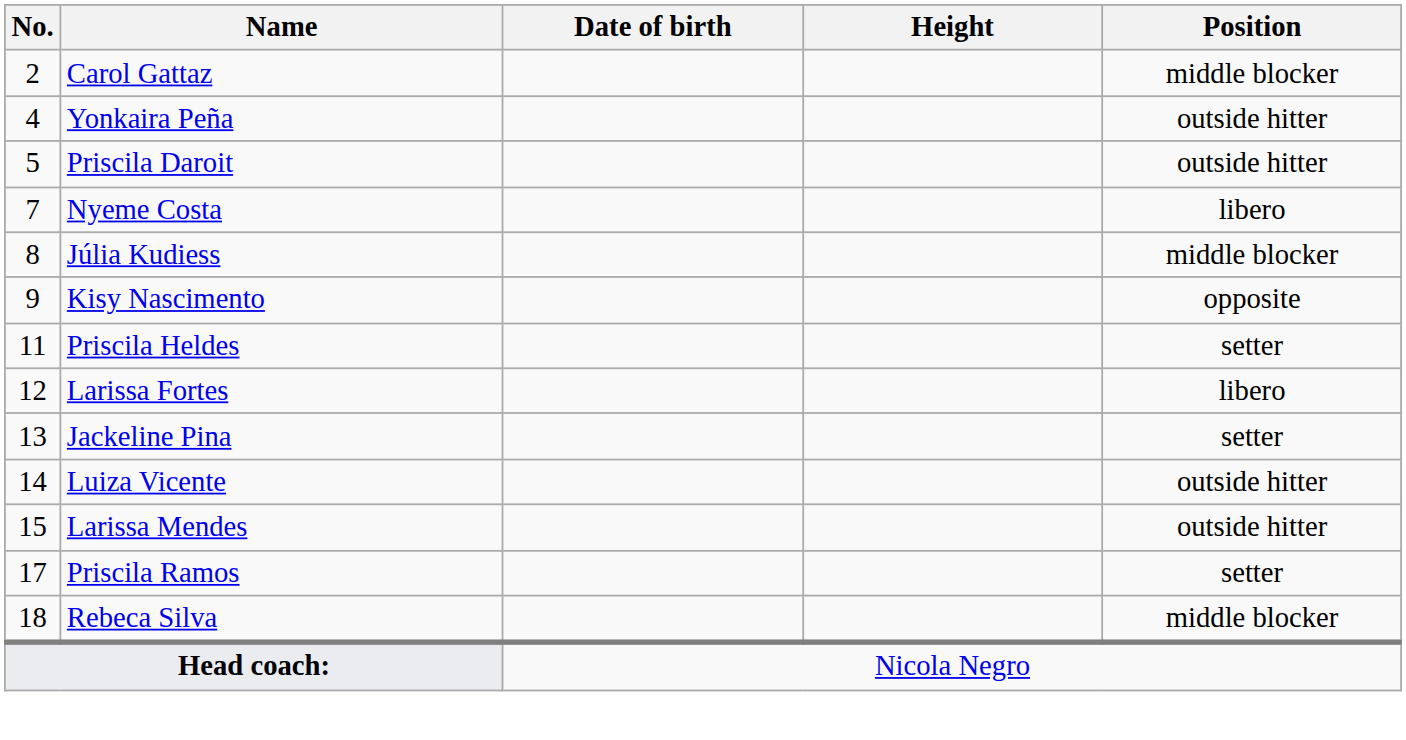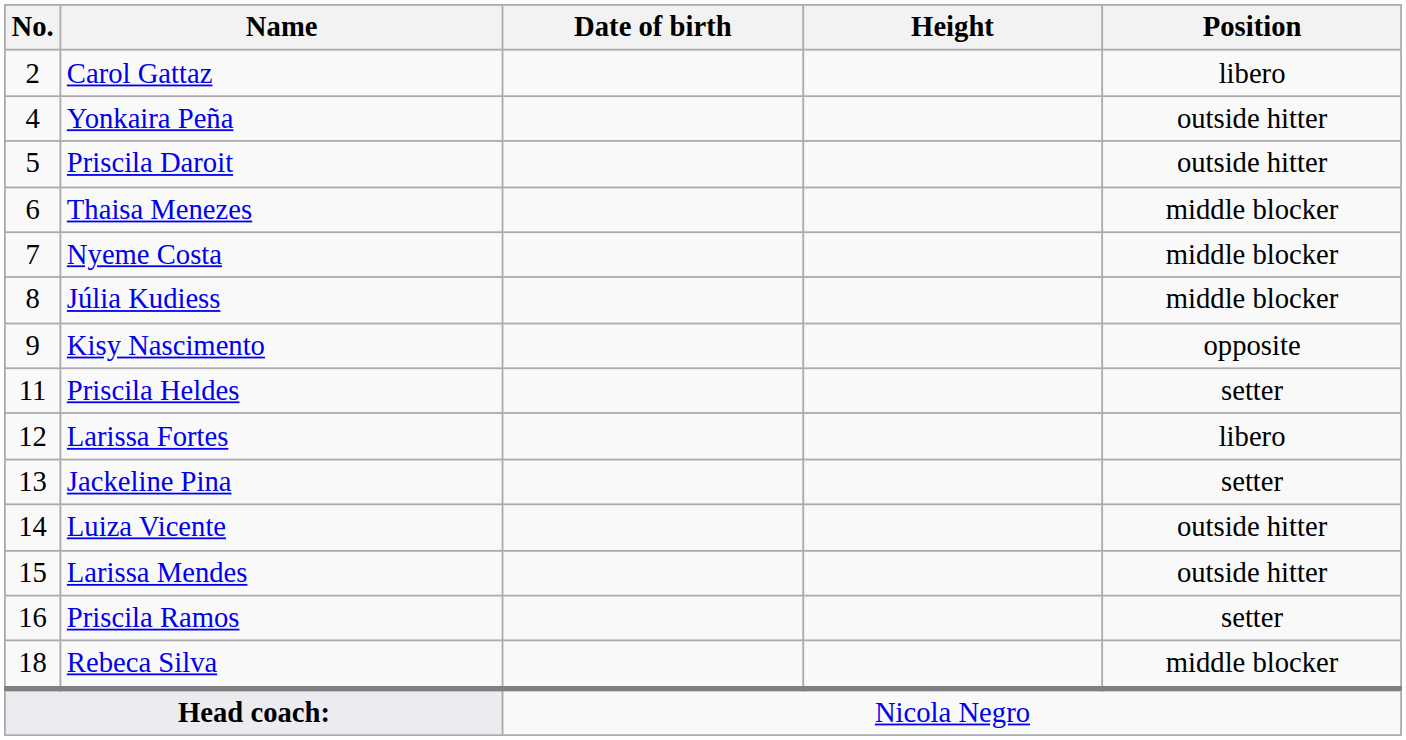(1252, 72) middle blocker -> (1252, 72) libero
+ row: (160, 208)
(1252, 208) libero -> (1252, 254) middle blocker
(33, 572) 17 -> (33, 617) 16
